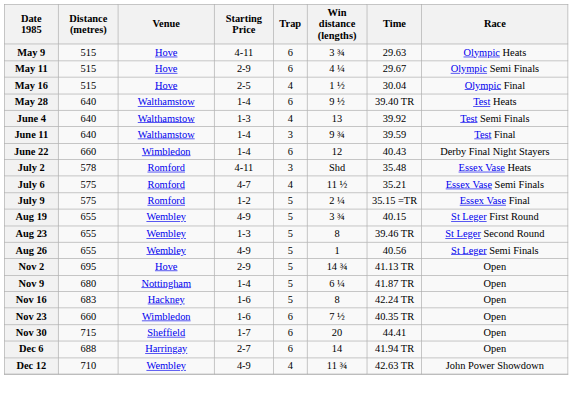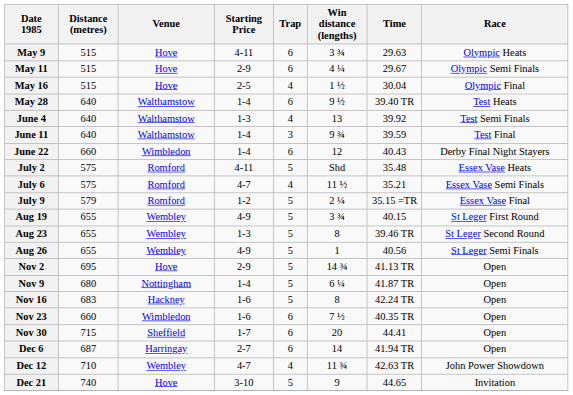(88, 168) 578 -> (88, 168) 575
(290, 168) 3 -> (290, 168) 5
(88, 201) 575 -> (88, 201) 579
(88, 349) 688 -> (88, 349) 687
(244, 366) 4-9 -> (244, 366) 4-7
+ row: (31, 382)
